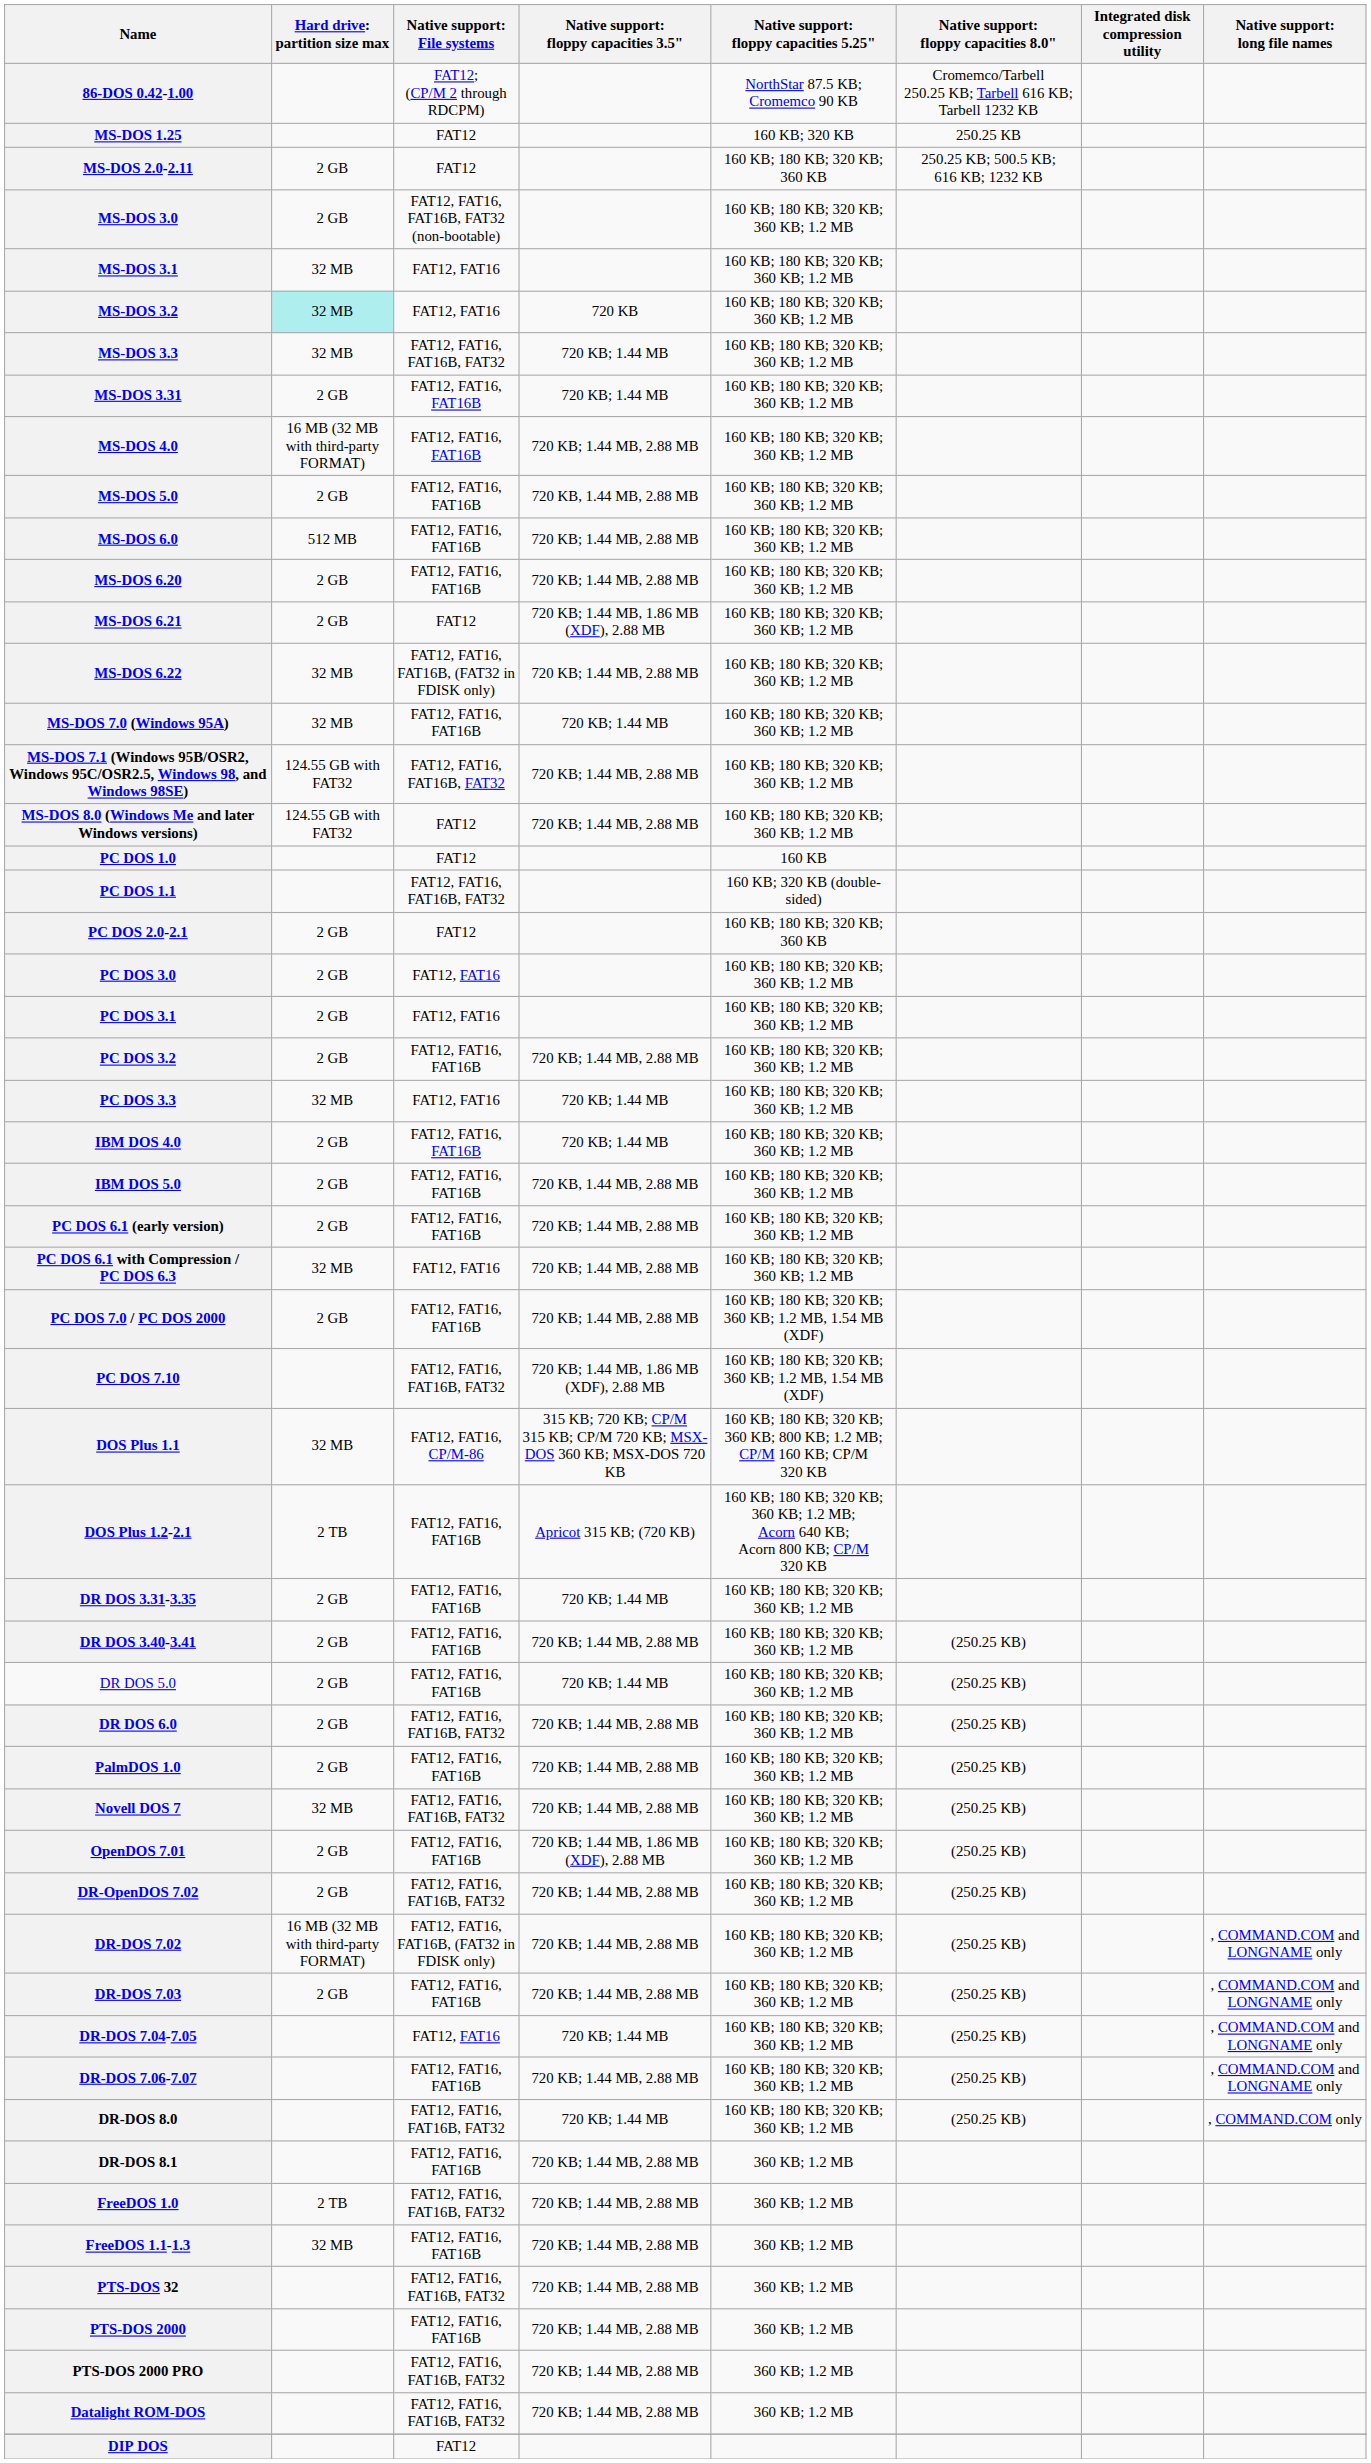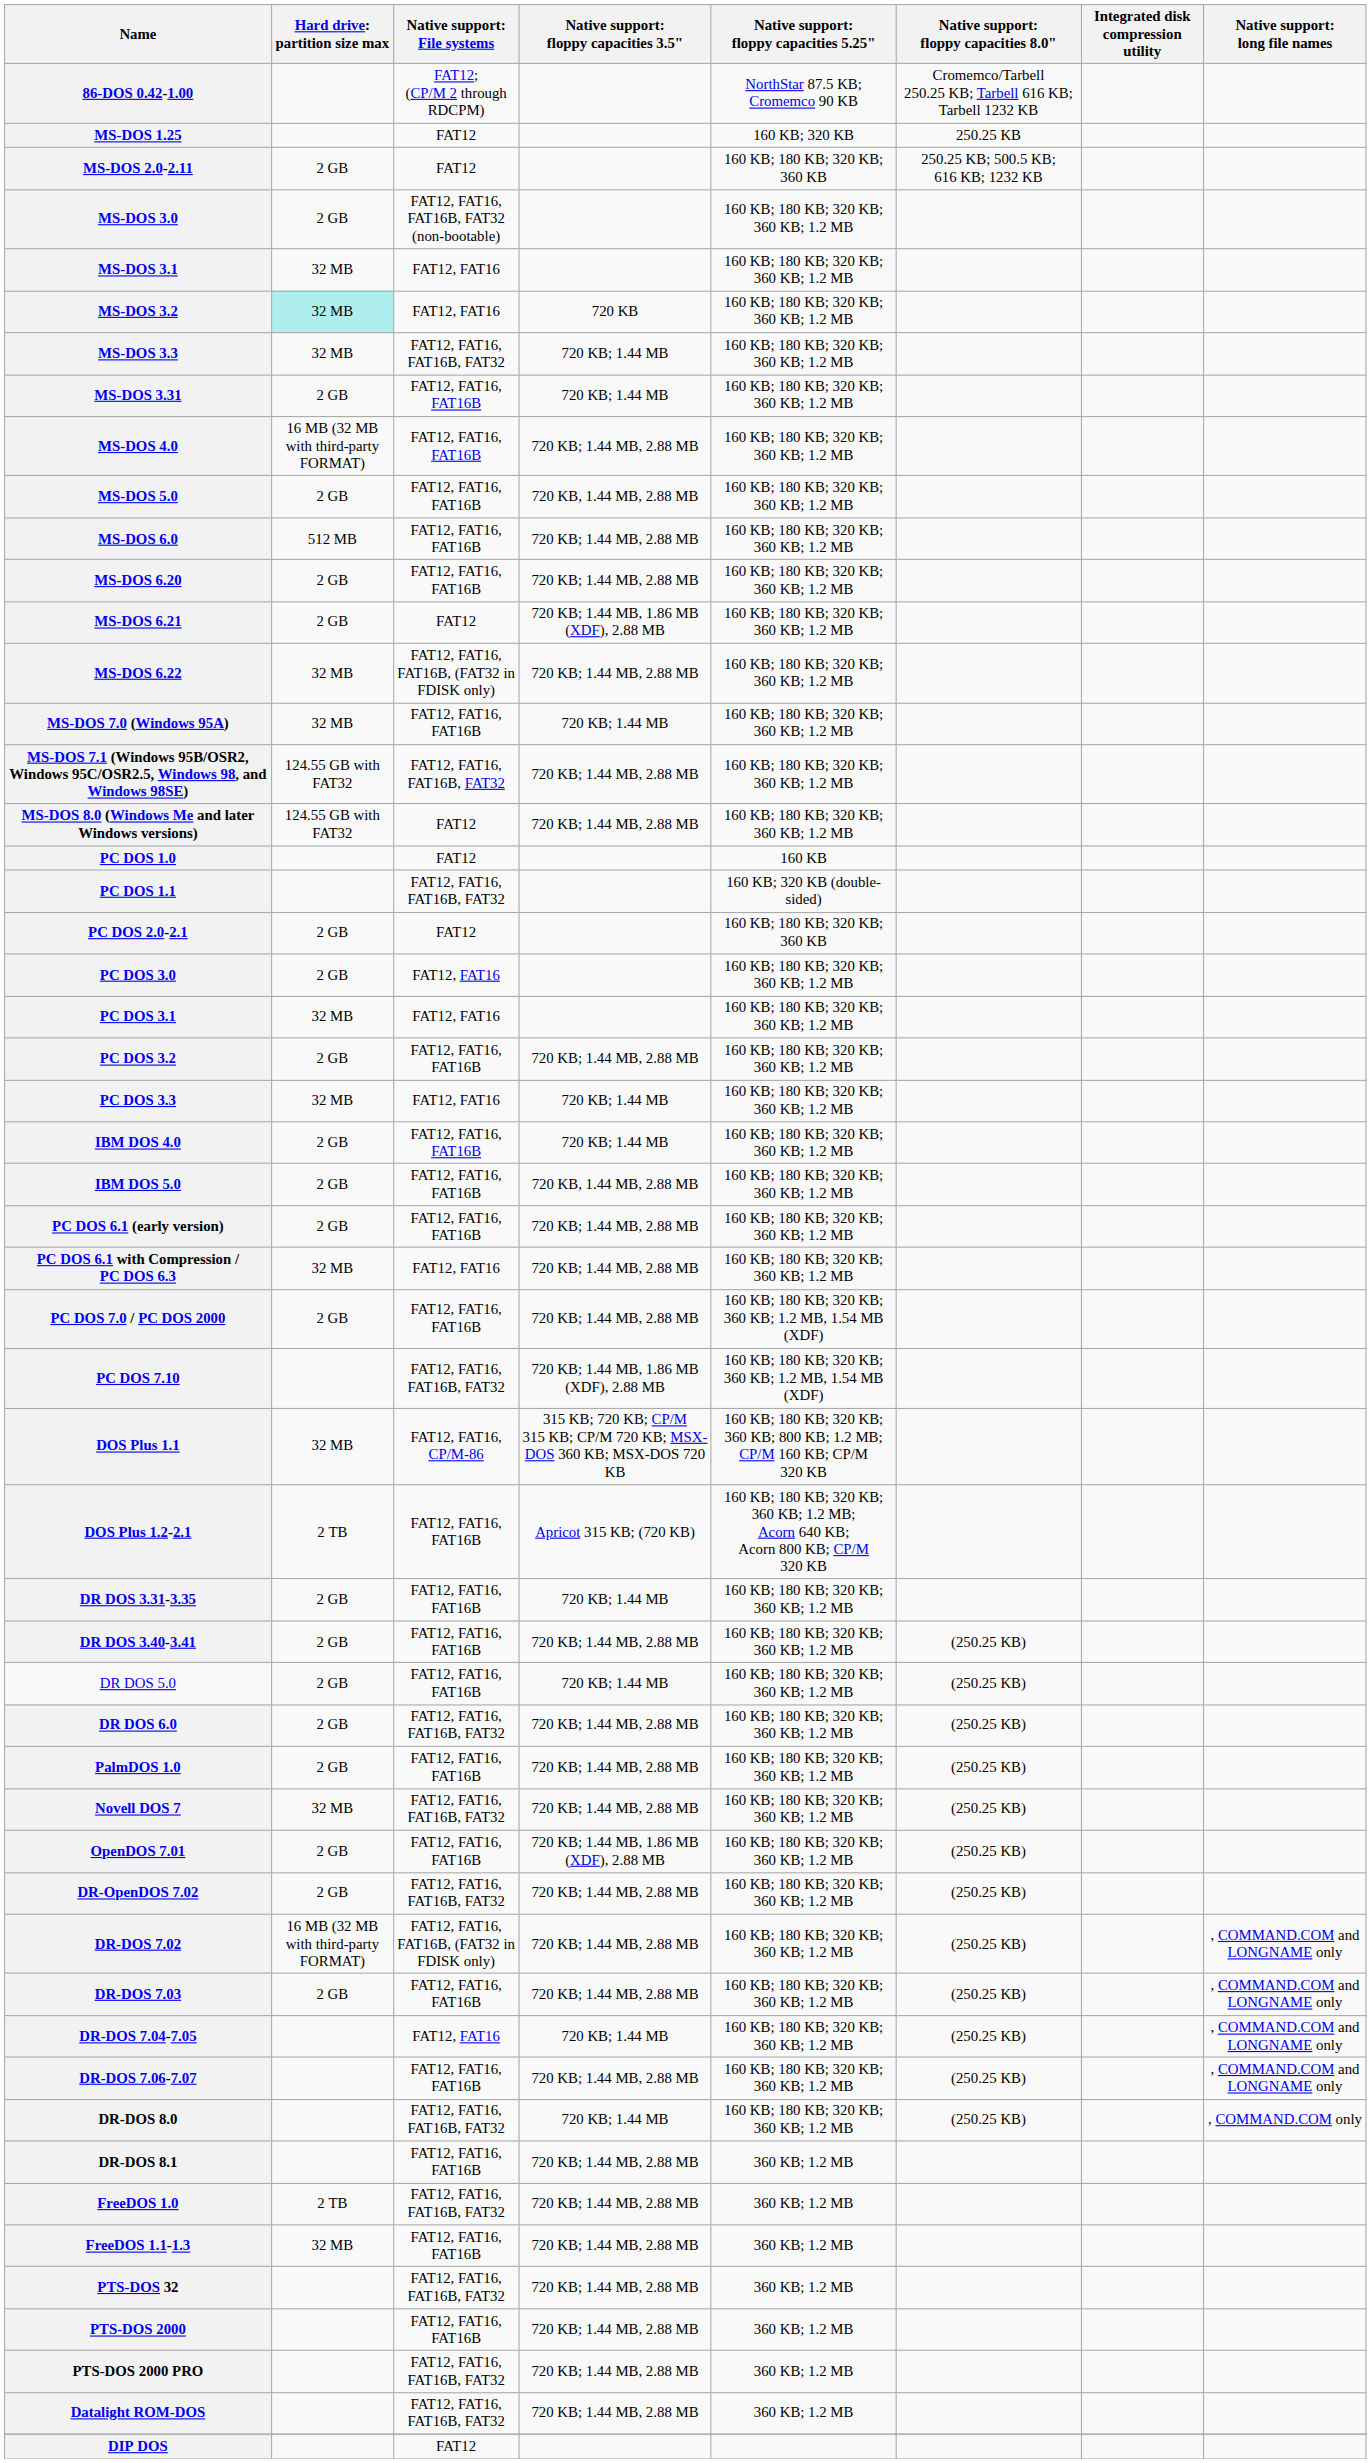(332, 1016) 2 GB -> (332, 1016) 32 MB
